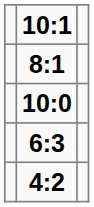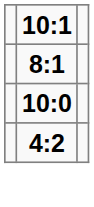- row: (47, 143)
